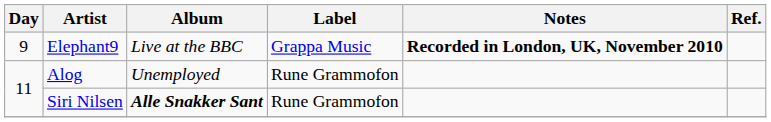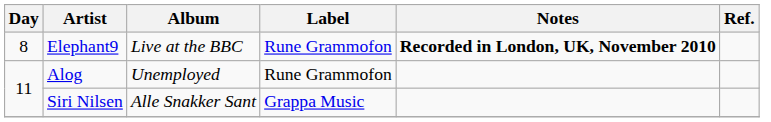(24, 46) 9 -> (24, 46) 8
(321, 46) Grappa Music -> (328, 46) Rune Grammofon
(197, 102) bold -> (193, 102) normal
(335, 102) Rune Grammofon -> (314, 102) Grappa Music
